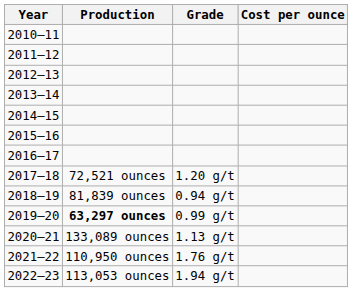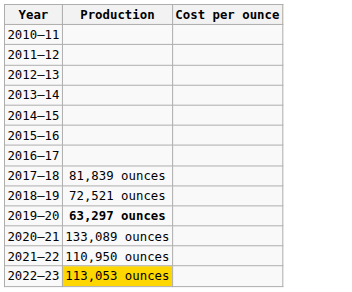- column: (205, 15)
(117, 176) 72,521 ounces -> (117, 176) 81,839 ounces
(117, 196) 81,839 ounces -> (117, 196) 72,521 ounces
(117, 276) no background -> (117, 276) gold background
